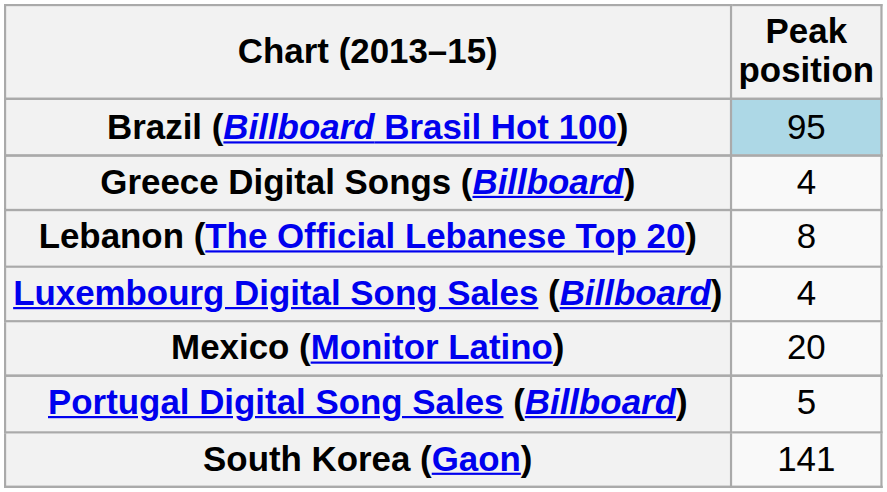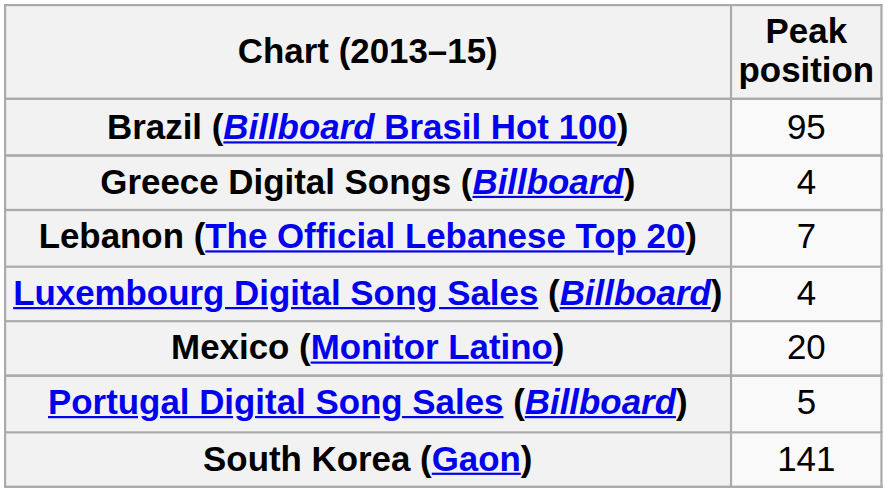(806, 126) lightblue background -> (806, 126) no background
(806, 237) 8 -> (806, 237) 7
